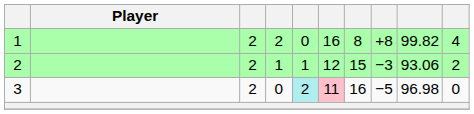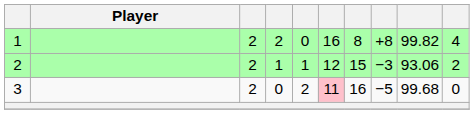(305, 89) paleturquoise background -> (305, 89) no background
(420, 89) 96.98 -> (420, 89) 99.68
